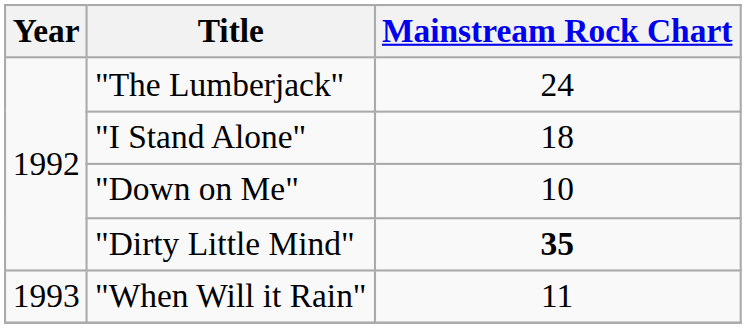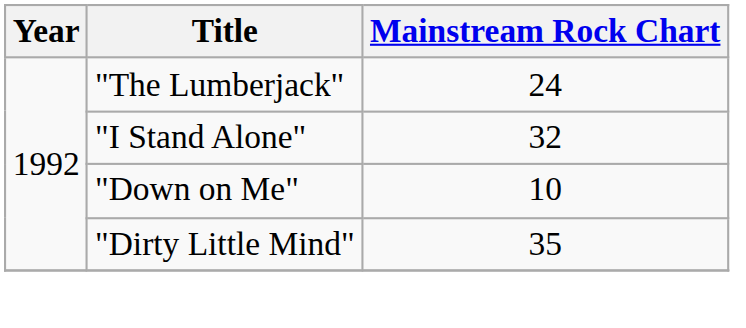(557, 137) 18 -> (545, 137) 32
(557, 243) bold -> (545, 243) normal
- row: (231, 296)
